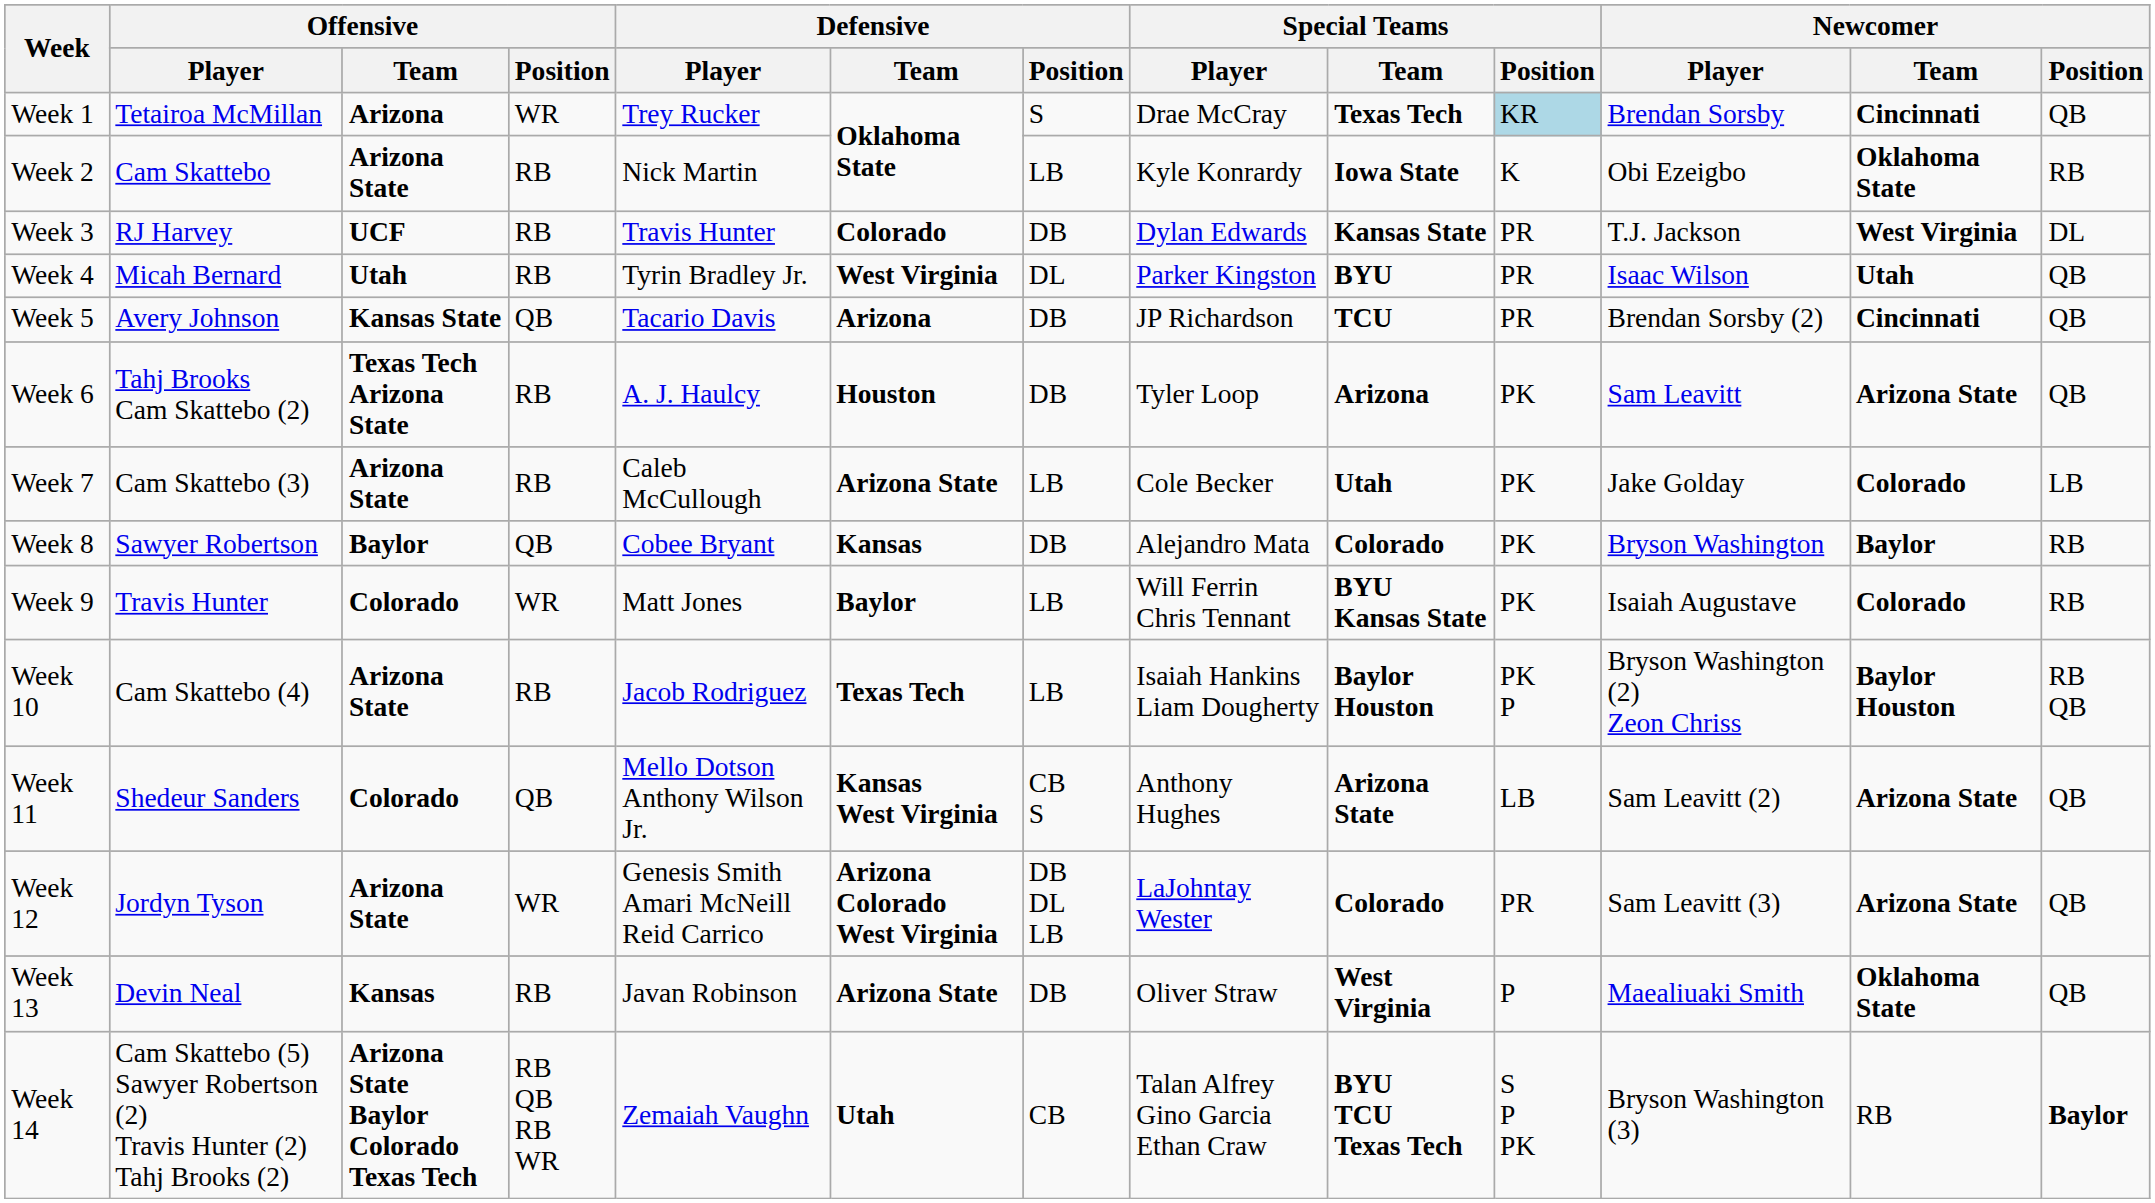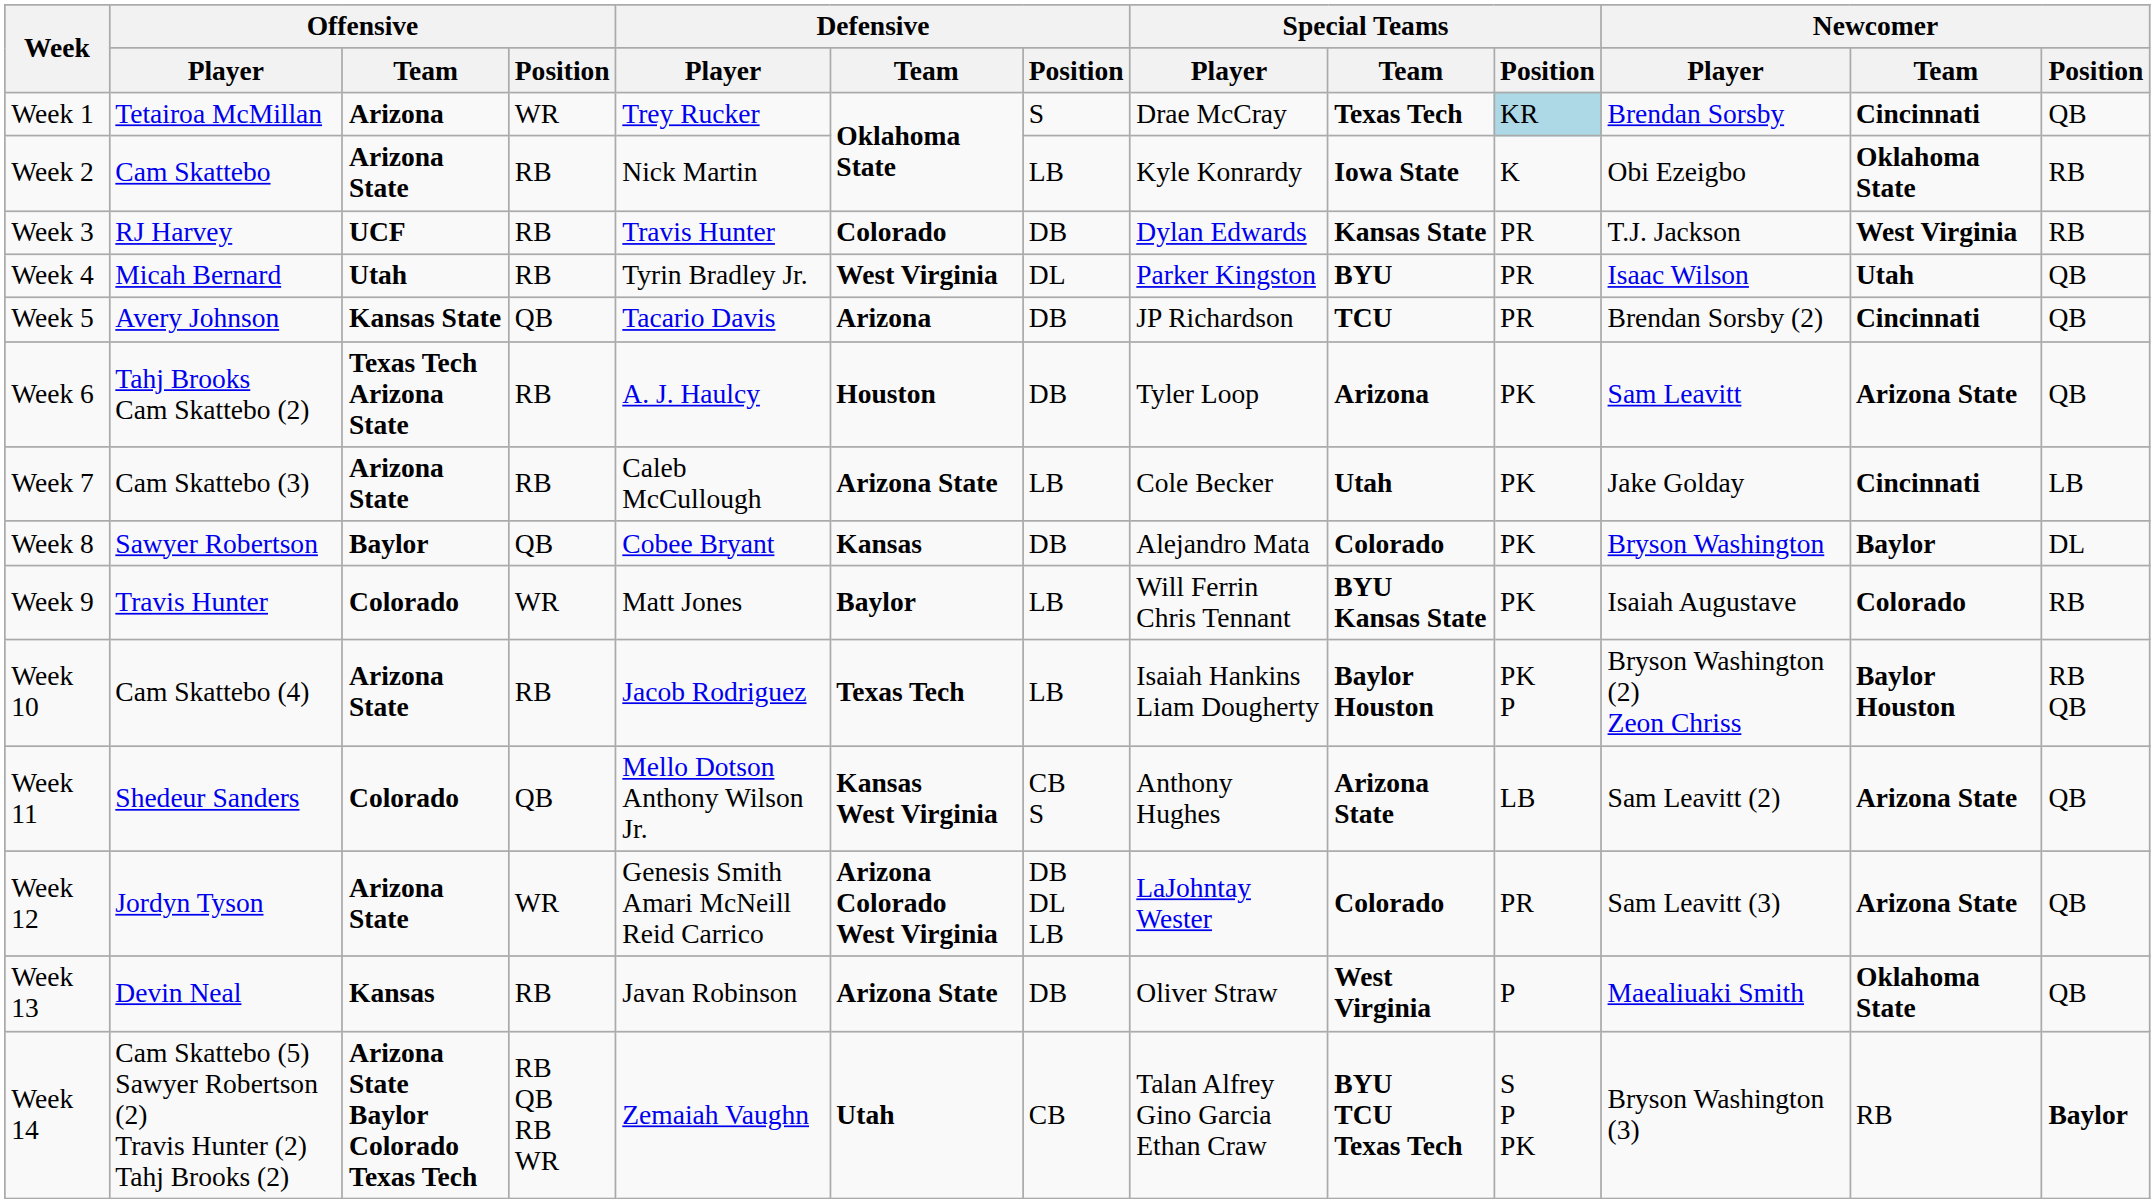(2067, 231) DL -> (2067, 231) RB
(1911, 483) Colorado -> (1918, 483) Cincinnati
(2067, 542) RB -> (2067, 542) DL
